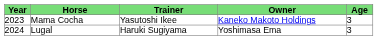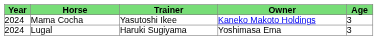(14, 20) 2023 -> (14, 20) 2024
